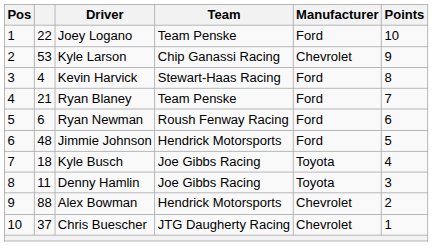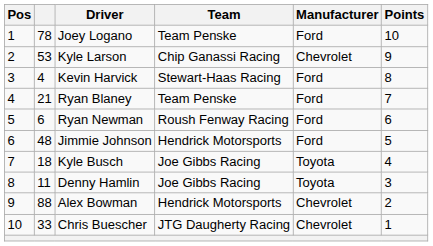(45, 35) 22 -> (45, 35) 78
(45, 224) 37 -> (45, 224) 33
